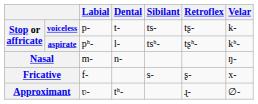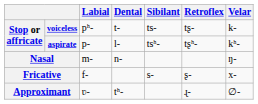(86, 28) p- -> (88, 28) pʰ-
(88, 43) pʰ- -> (86, 43) p-
